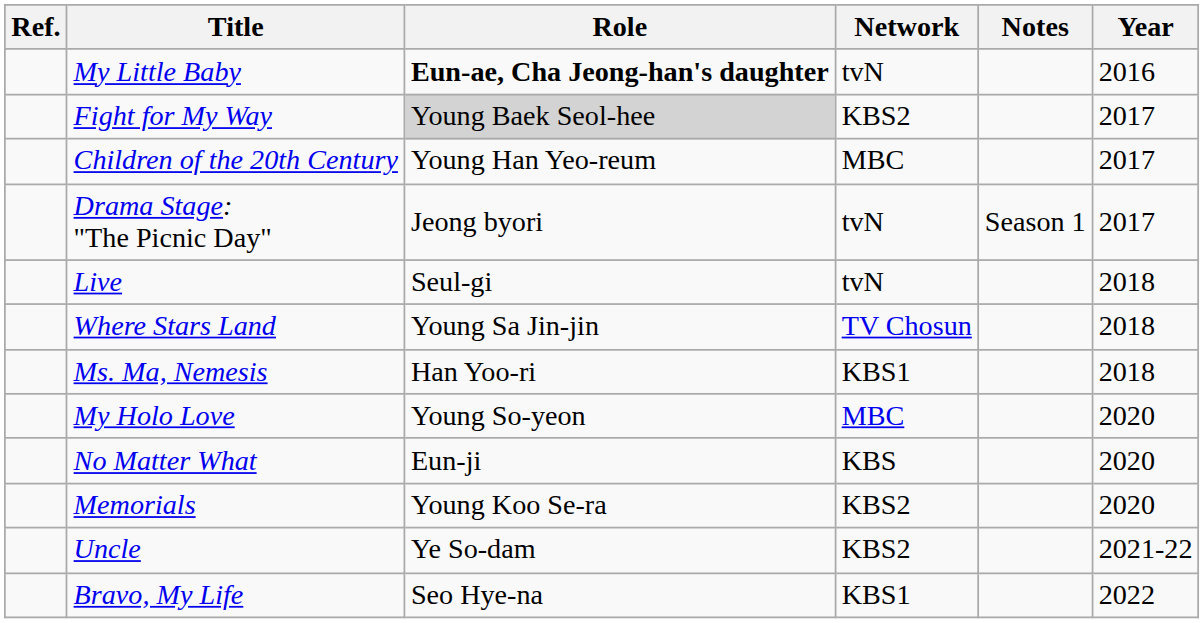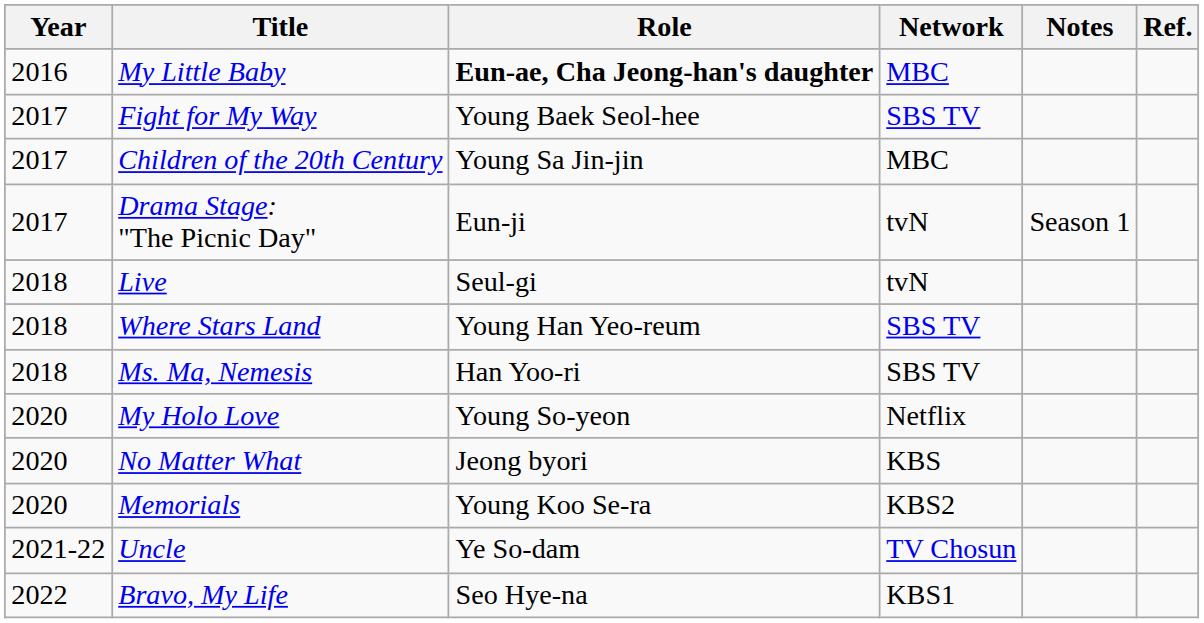columns swapped: (1146, 26) <-> (36, 26)
(863, 71) tvN -> (918, 71) MBC
(533, 116) lightgrey background -> (578, 116) no background
(876, 116) KBS2 -> (933, 116) SBS TV
(533, 160) Young Han Yeo-reum -> (550, 160) Young Sa Jin-jin
(477, 221) Jeong byori -> (491, 221) Eun-ji
(505, 326) Young Sa Jin-jin -> (578, 326) Young Han Yeo-reum
(907, 326) TV Chosun -> (933, 326) SBS TV
(876, 371) KBS1 -> (933, 371) SBS TV
(873, 415) MBC -> (926, 415) Netflix
(446, 460) Eun-ji -> (522, 460) Jeong byori
(876, 549) KBS2 -> (951, 549) TV Chosun
